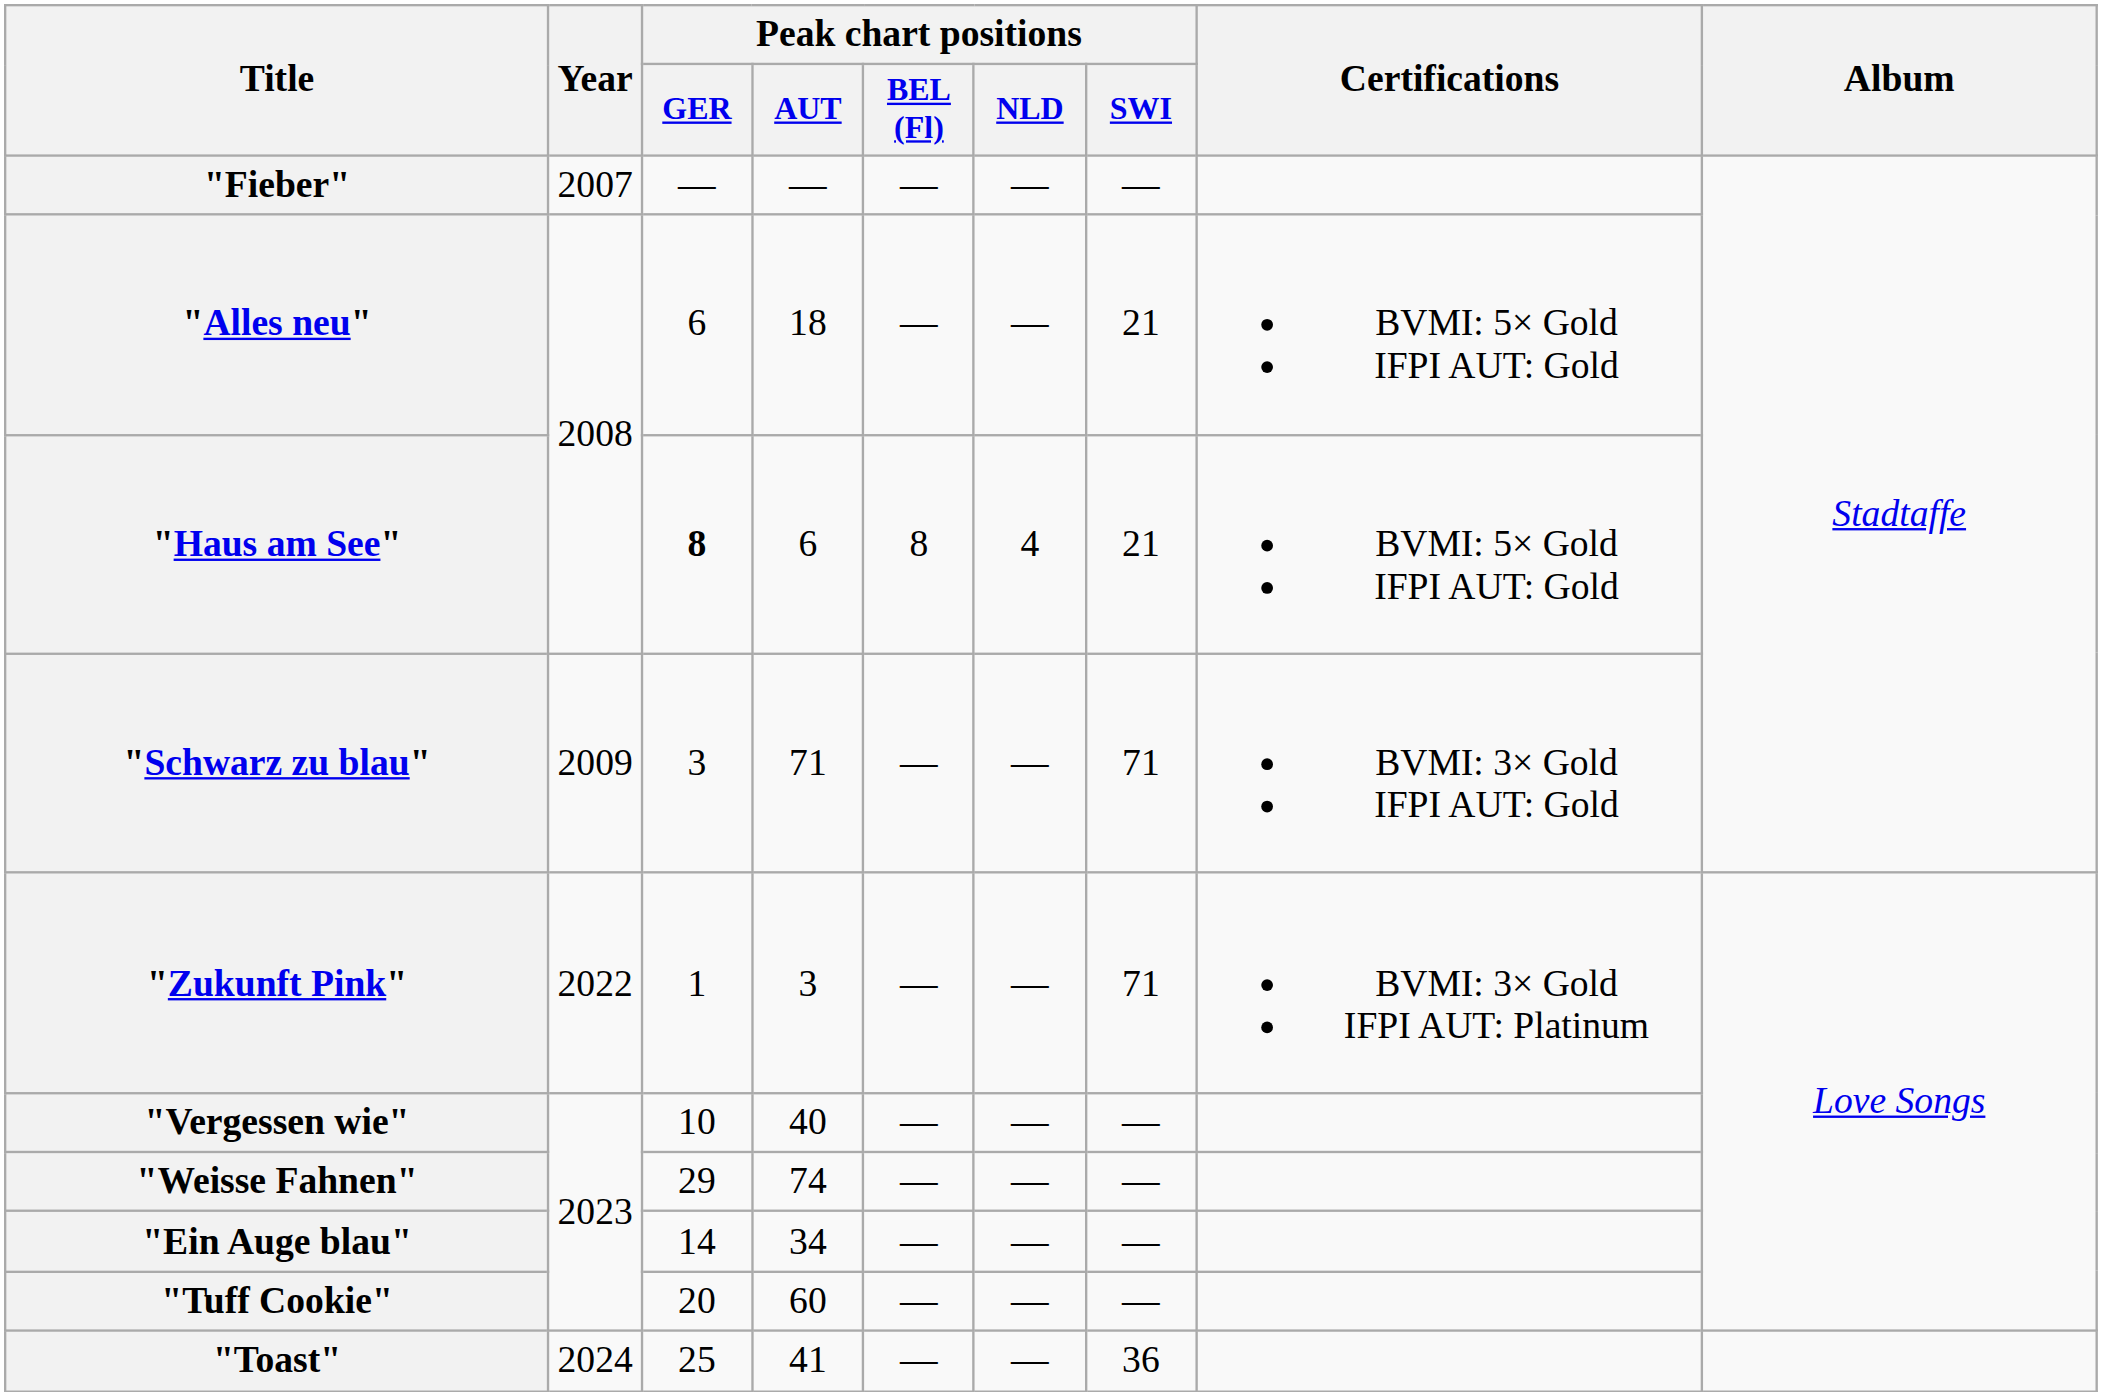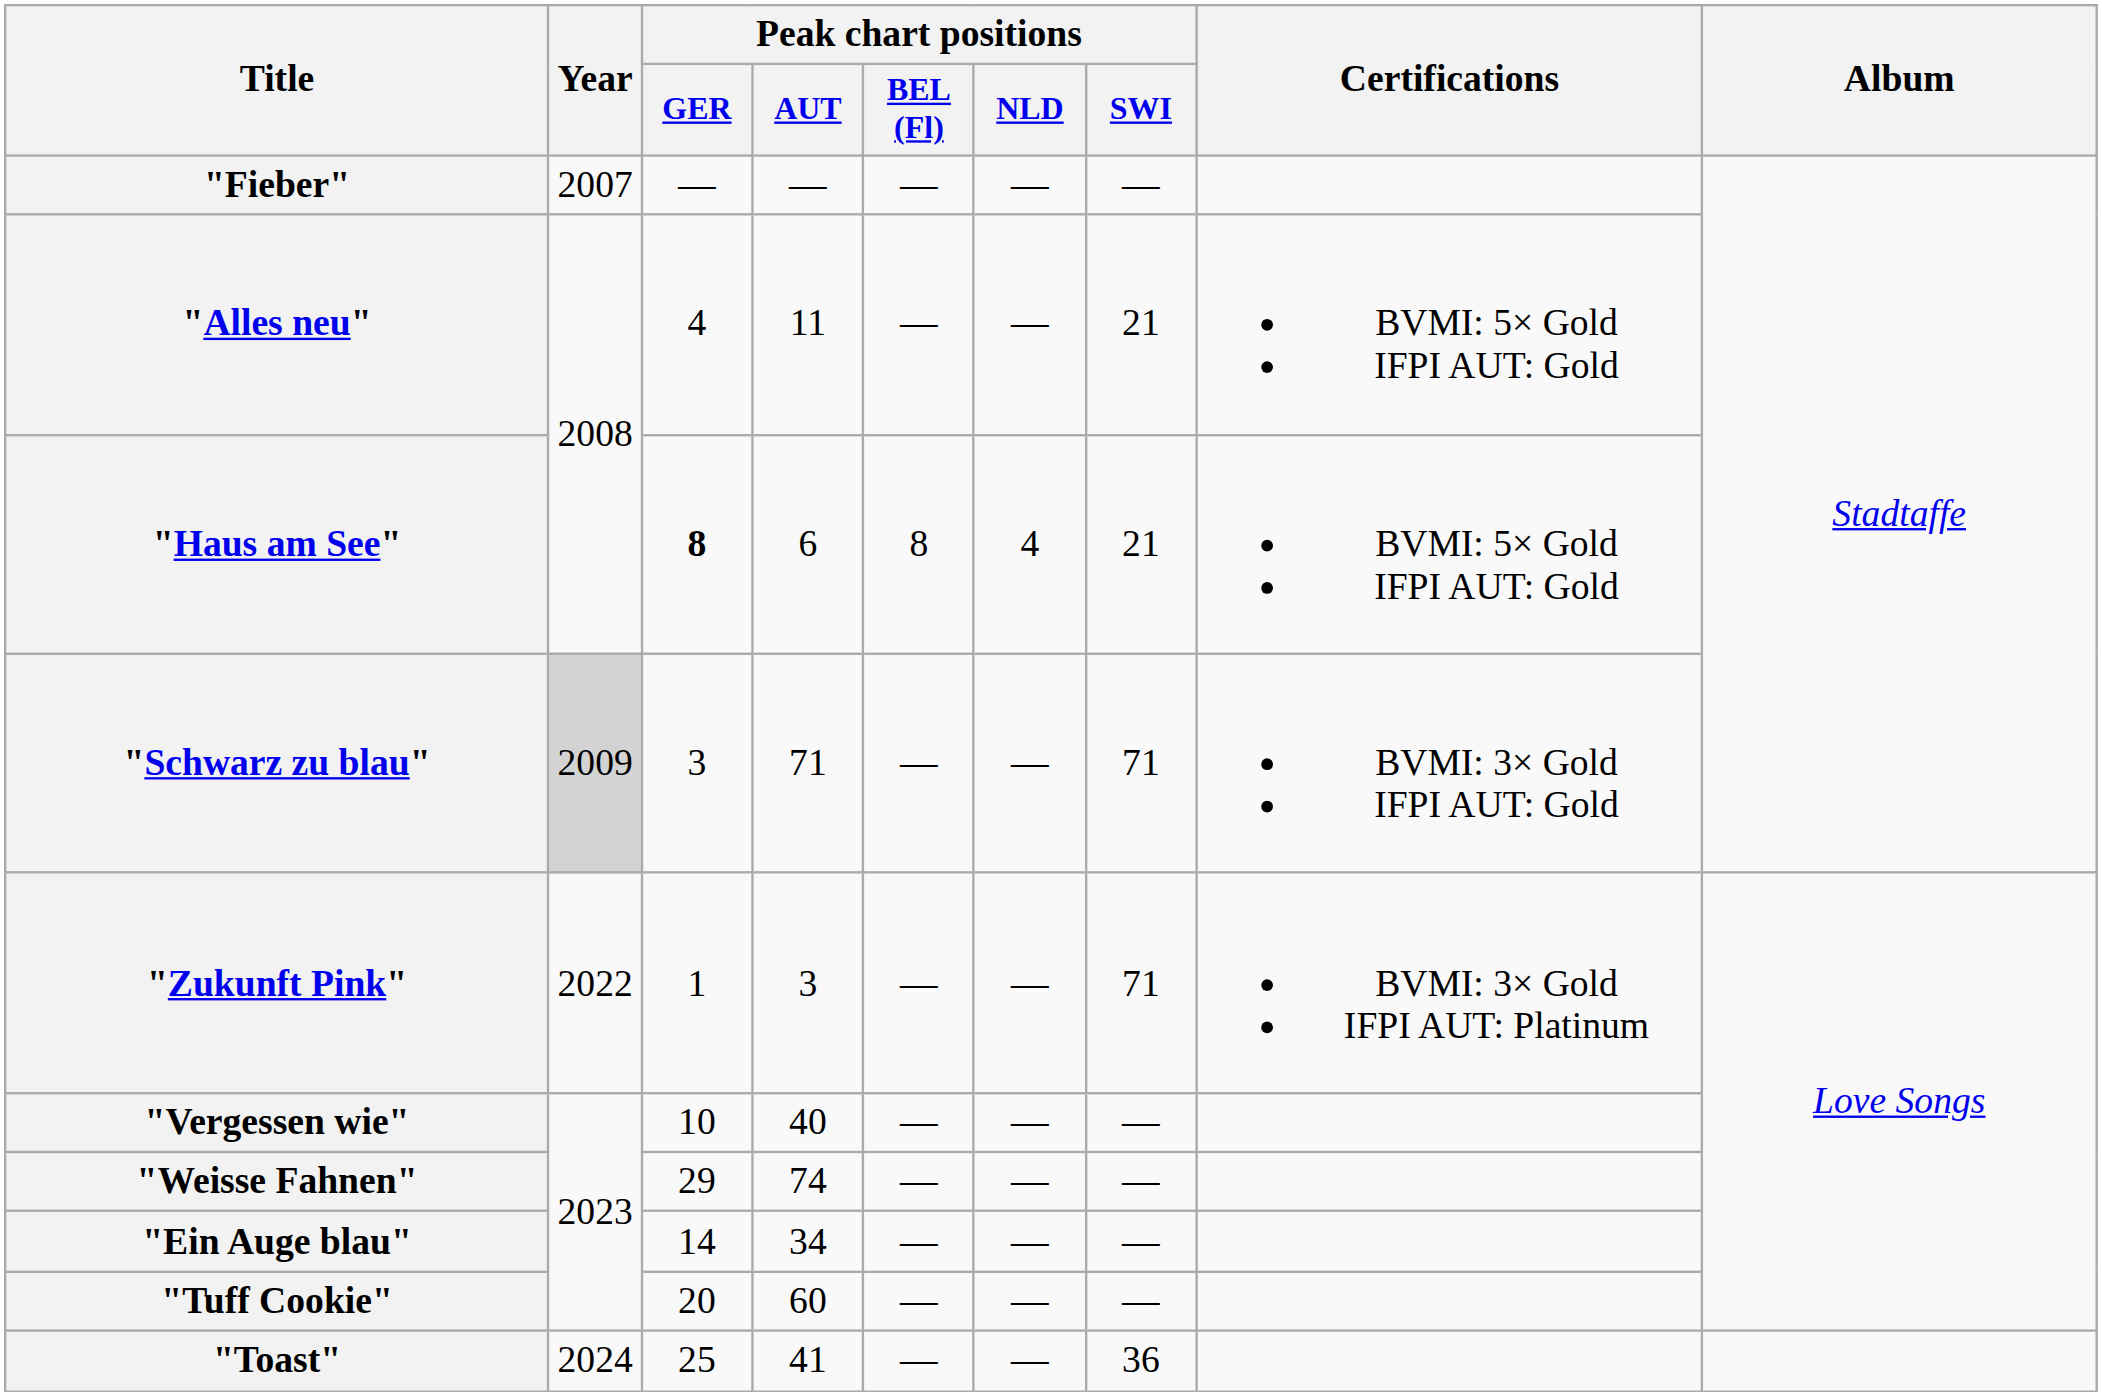(697, 323) 6 -> (697, 323) 4
(808, 323) 18 -> (808, 323) 11
(595, 762) no background -> (595, 762) lightgrey background
